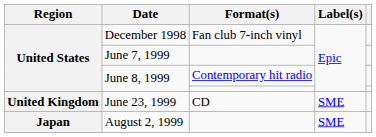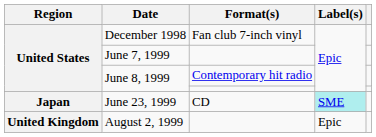(53, 101) United Kingdom -> (53, 101) Japan
(331, 101) no background -> (331, 101) paleturquoise background
(53, 122) Japan -> (53, 122) United Kingdom
(331, 122) SME -> (330, 122) Epic
